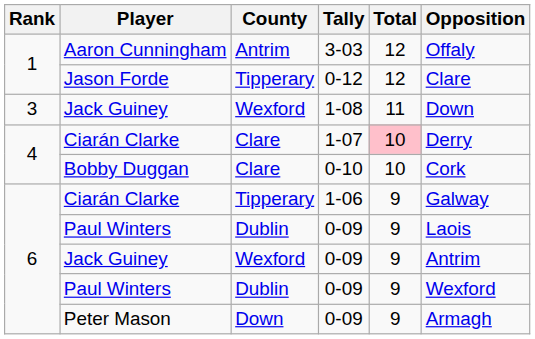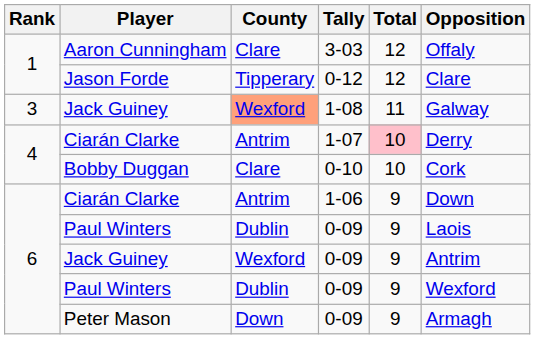(262, 49) Antrim -> (258, 49) Clare
(270, 109) no background -> (270, 109) lightsalmon background
(450, 109) Down -> (457, 109) Galway
(258, 139) Clare -> (262, 139) Antrim
(275, 199) Tipperary -> (262, 199) Antrim
(457, 199) Galway -> (450, 199) Down
